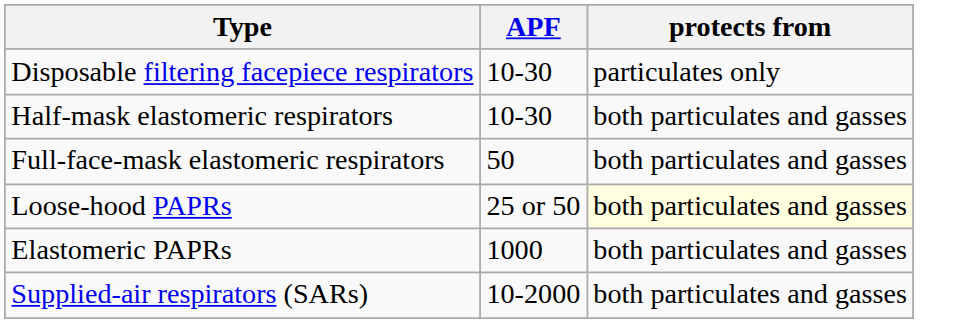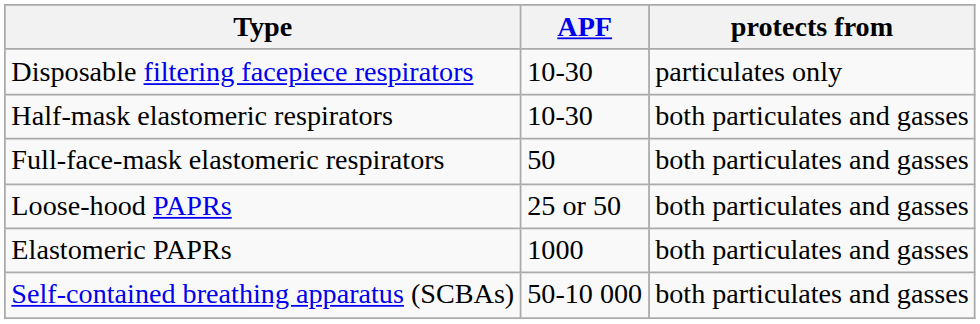(750, 205) lightyellow background -> (812, 205) no background
- row: (190, 294)
+ row: (263, 294)
